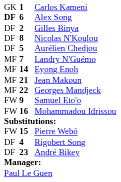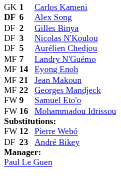(21, 38) 8 -> (21, 38) 3
(24, 131) 15 -> (24, 131) 12
- row: (60, 142)
